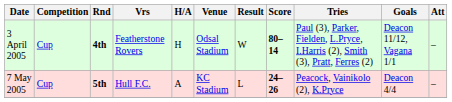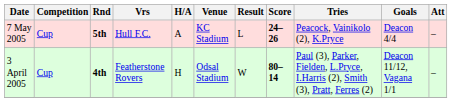rows swapped: (17, 45) <-> (19, 83)
